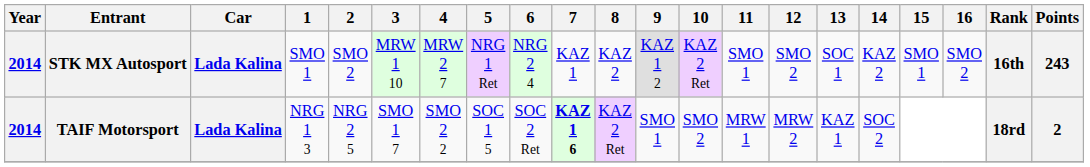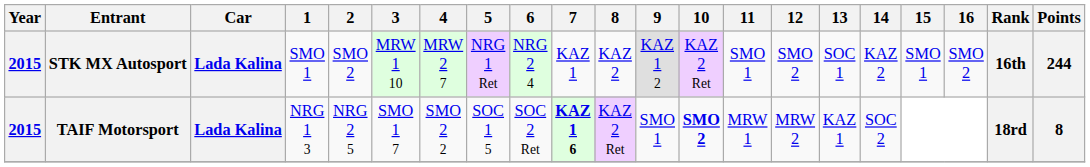(25, 63) 2014 -> (25, 63) 2015
(1057, 63) 243 -> (1059, 63) 244
(25, 129) 2014 -> (25, 129) 2015
(700, 129) normal -> (701, 129) bold
(1057, 129) 2 -> (1059, 129) 8
